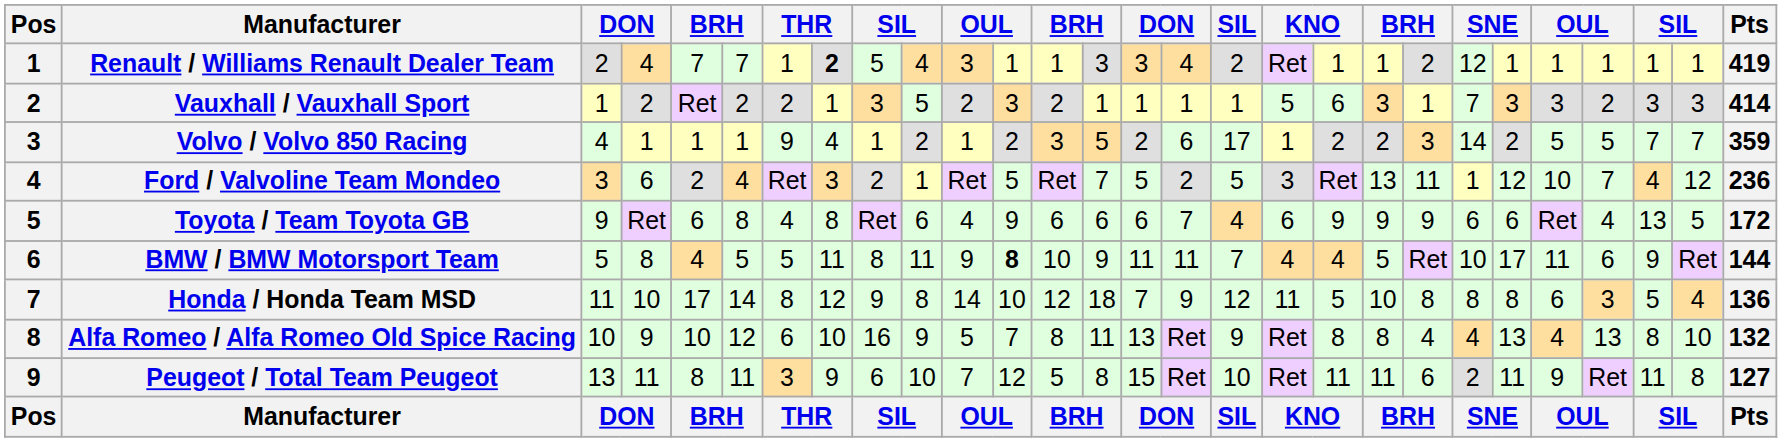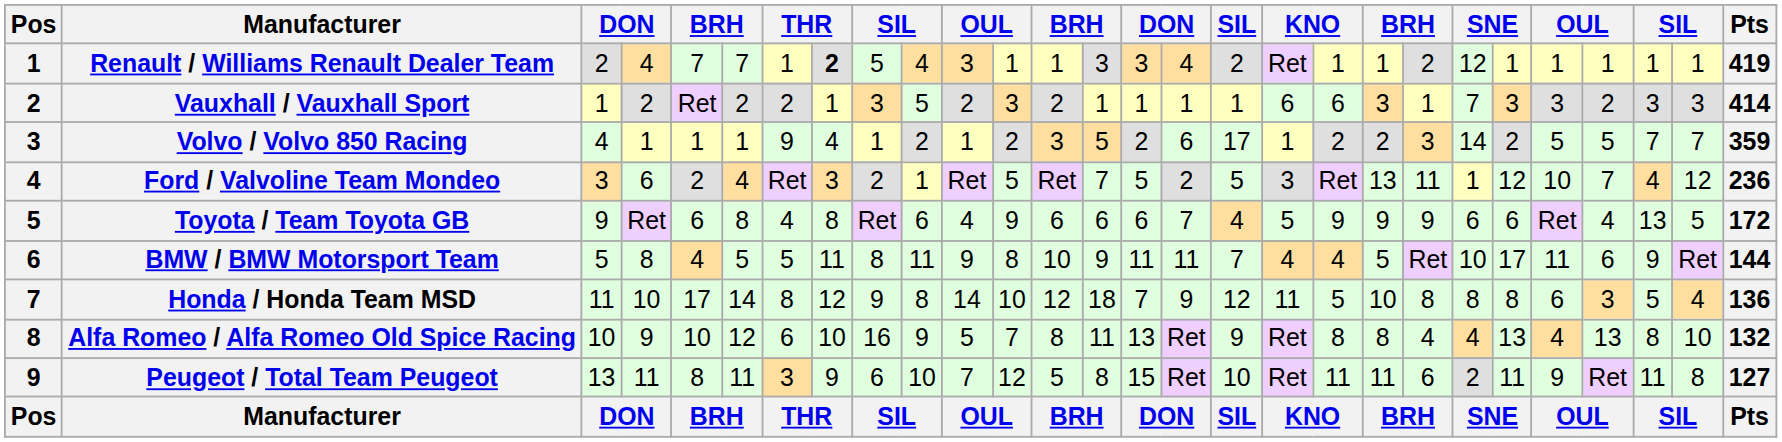(1287, 103) 5 -> (1287, 103) 6
(1287, 220) 6 -> (1287, 220) 5
(1012, 260) bold -> (1012, 260) normal
